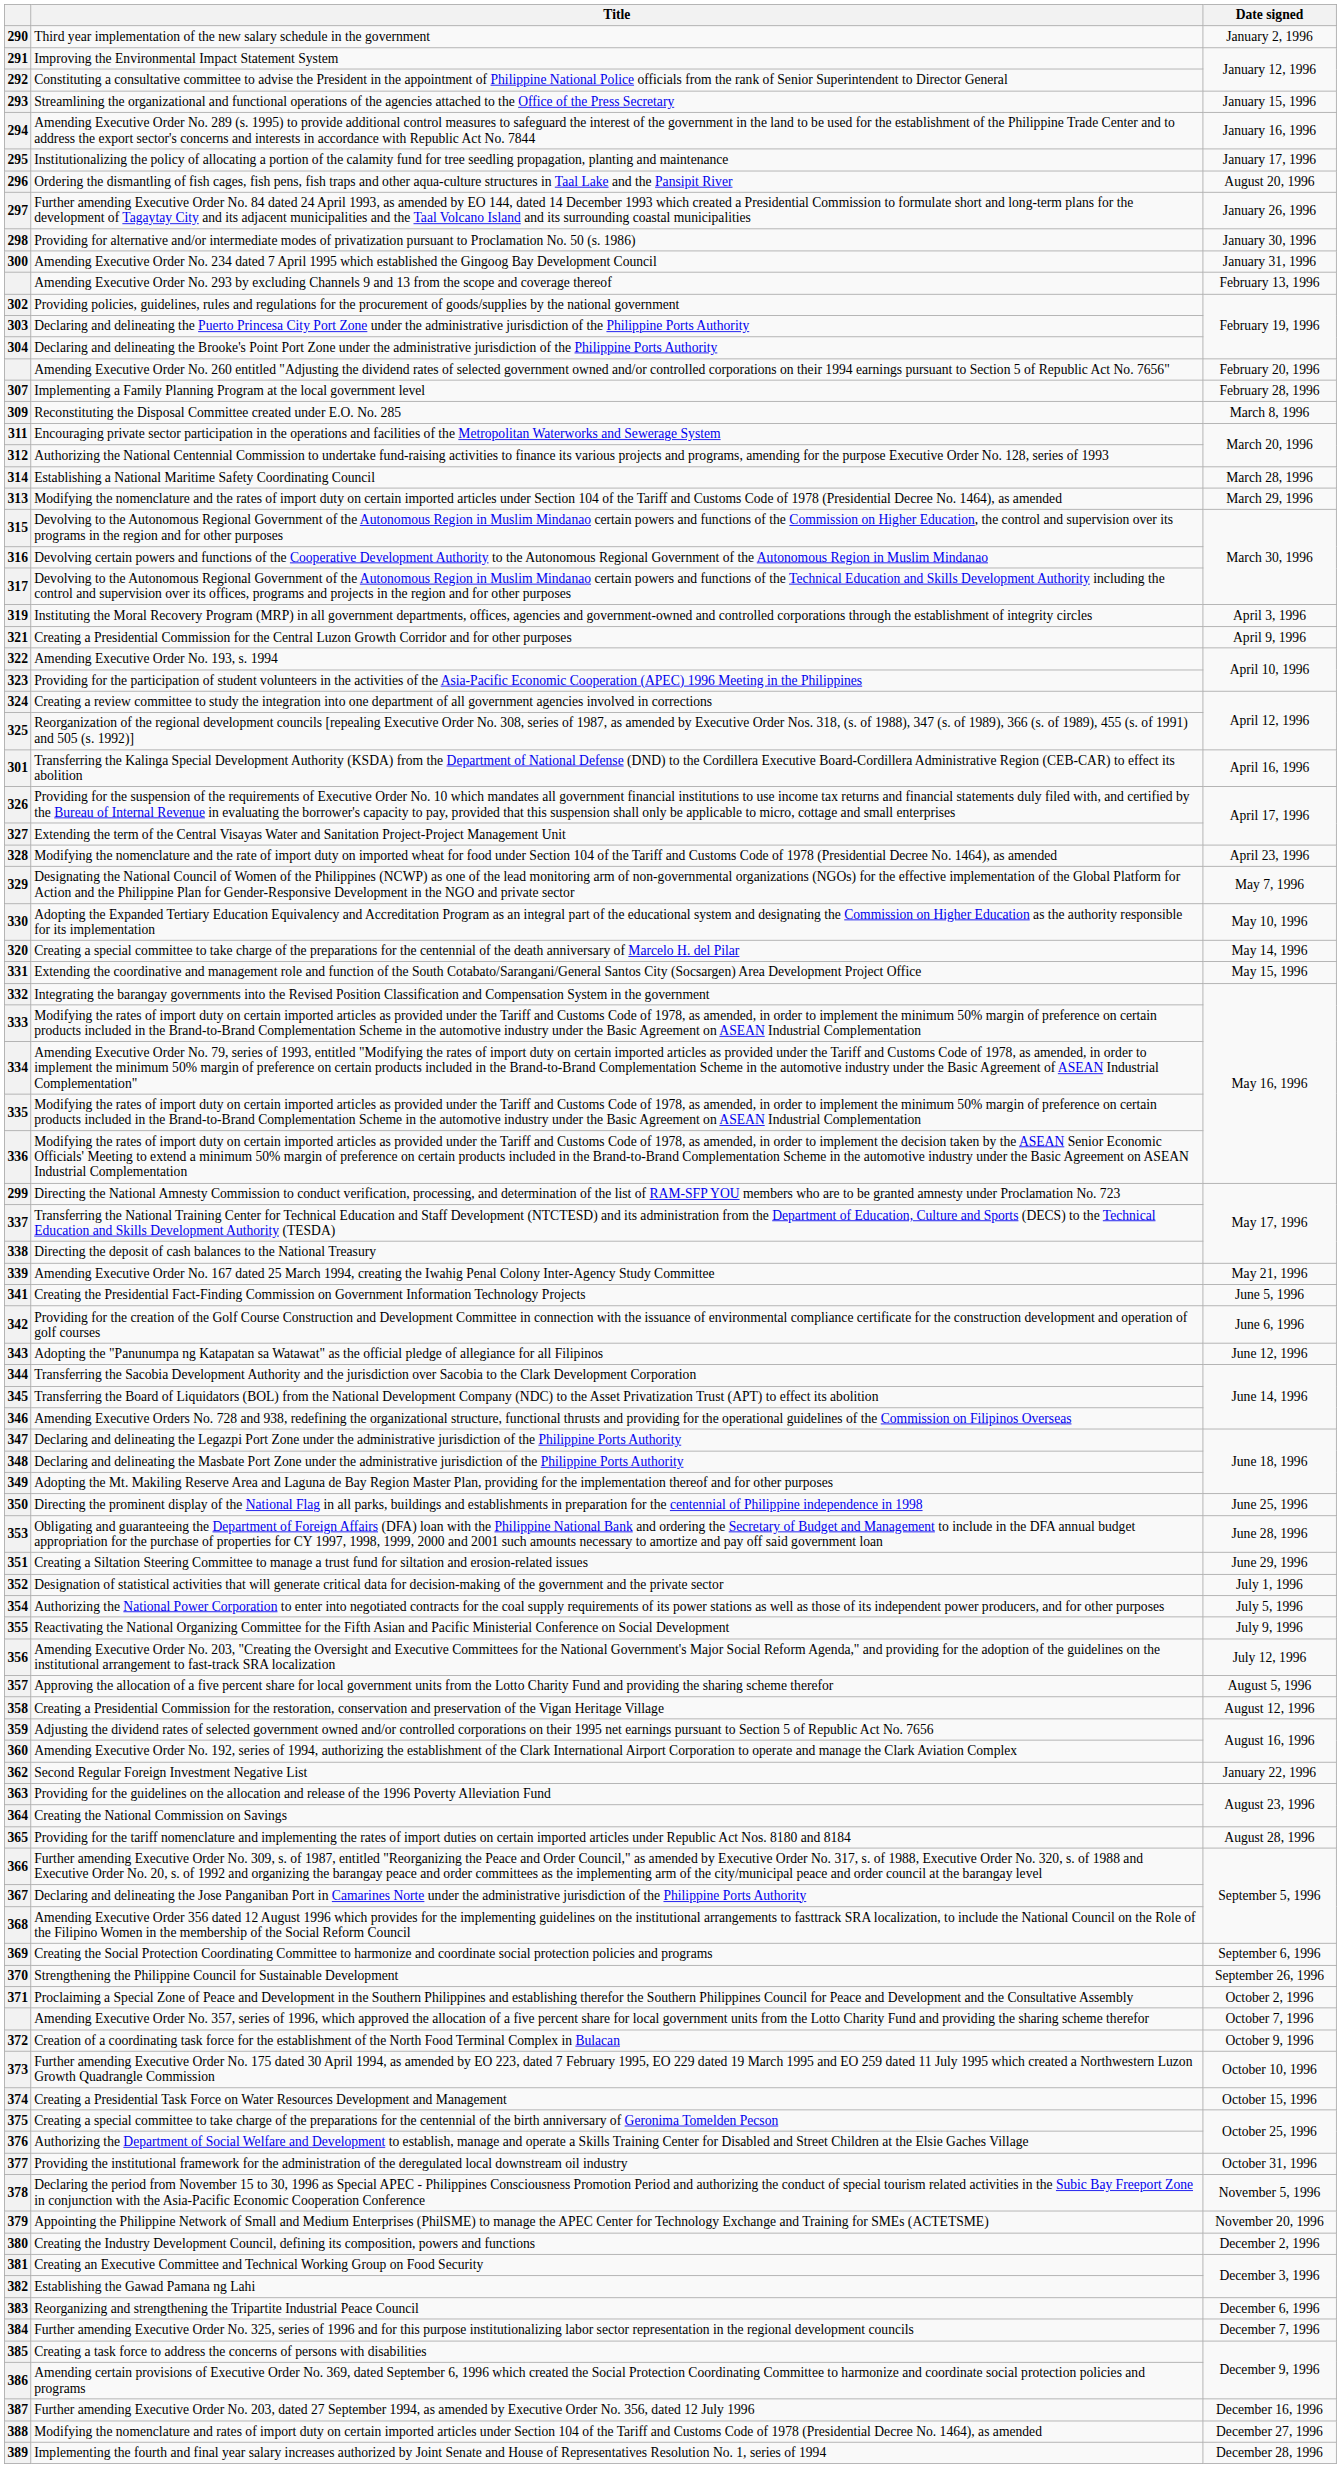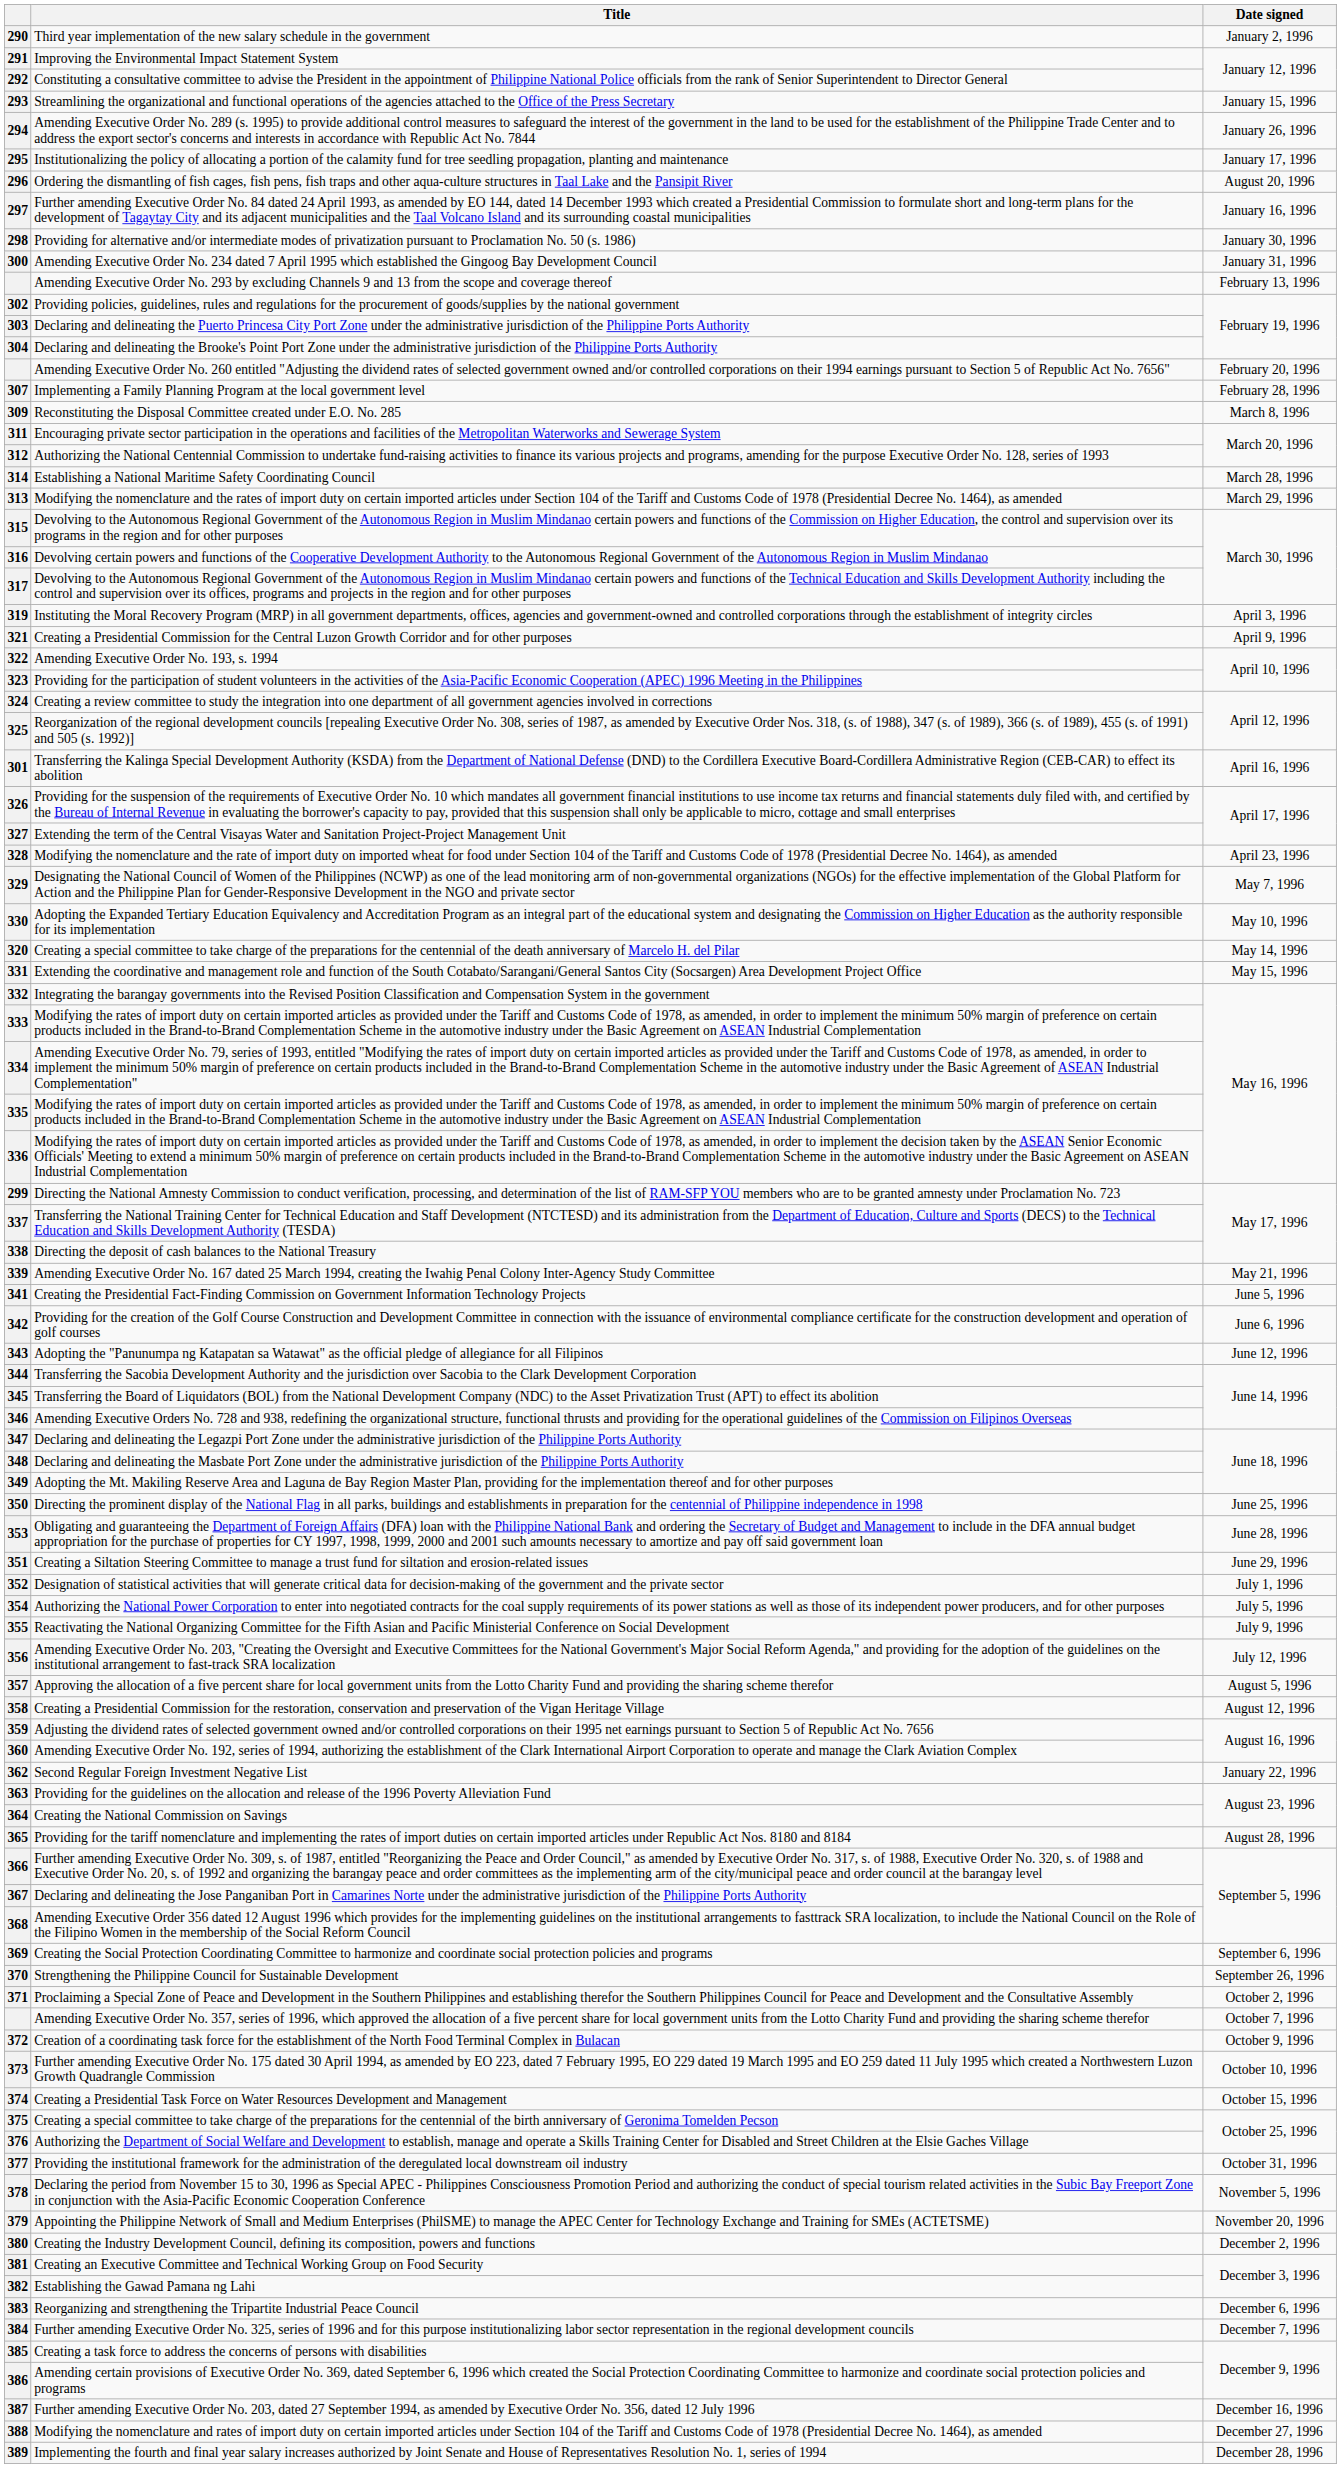(1269, 130) January 16, 1996 -> (1269, 130) January 26, 1996
(1269, 210) January 26, 1996 -> (1269, 210) January 16, 1996
